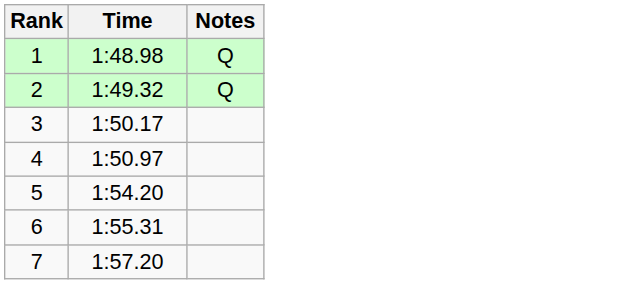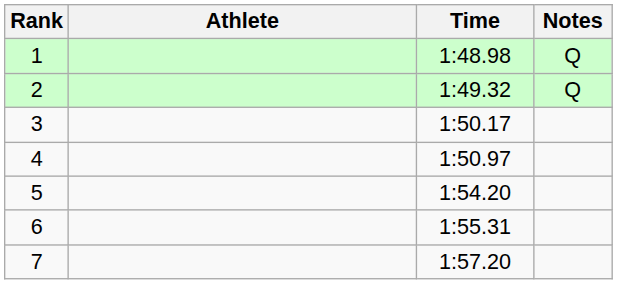+ column: (242, 21)
